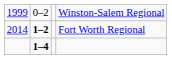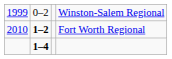(17, 29) 2014 -> (17, 29) 2010
